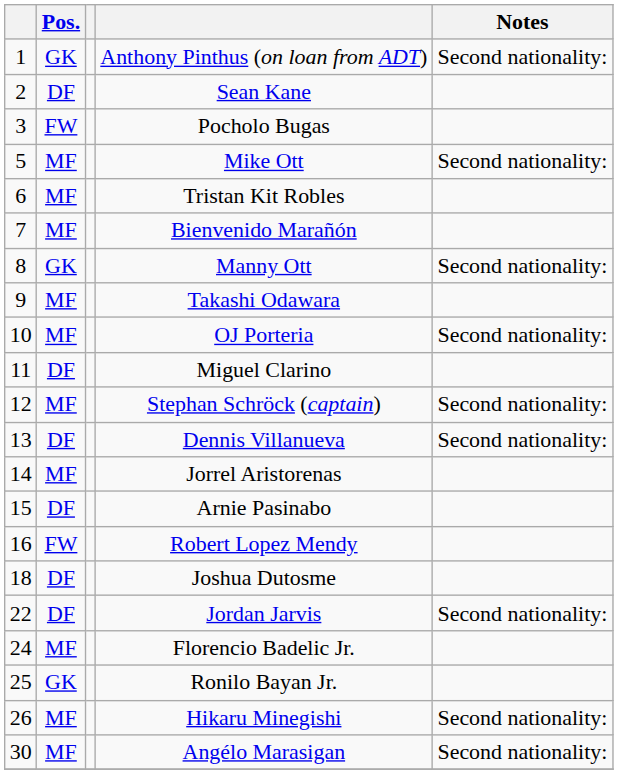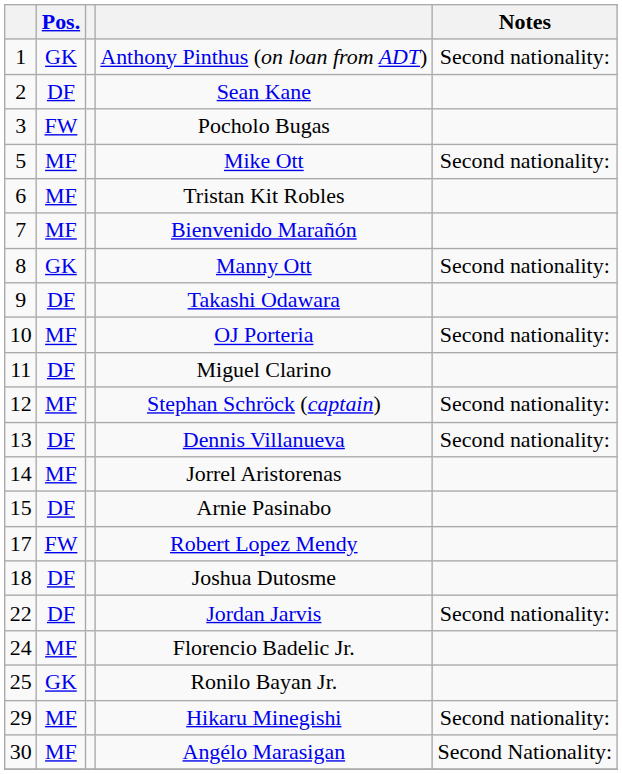(61, 299) MF -> (61, 299) DF
(21, 543) 16 -> (21, 543) 17
(21, 717) 26 -> (21, 717) 29
(522, 751) Second nationality: -> (525, 751) Second Nationality:
